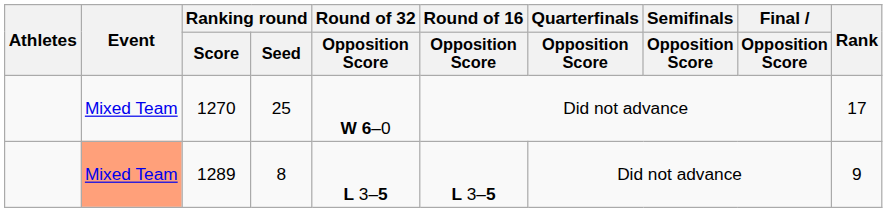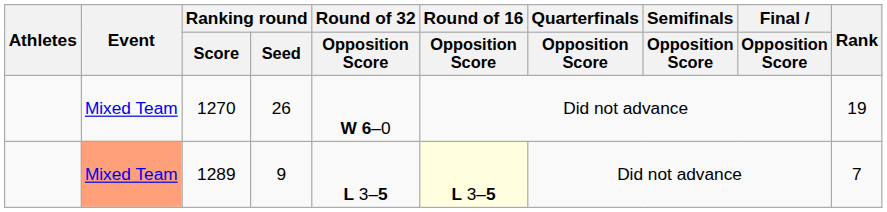(281, 109) 25 -> (281, 109) 26
(857, 109) 17 -> (857, 109) 19
(281, 175) 8 -> (281, 175) 9
(473, 194) no background -> (473, 194) lightyellow background
(857, 175) 9 -> (857, 175) 7
